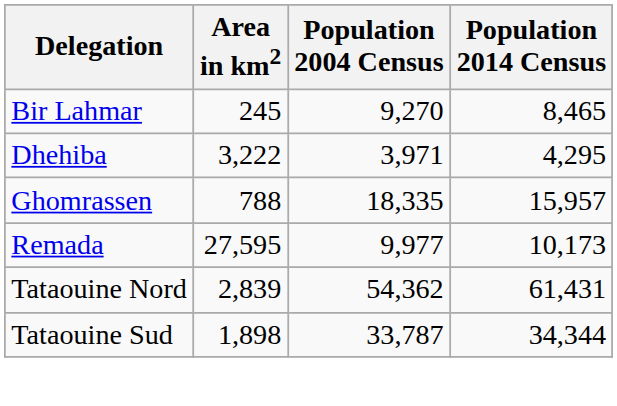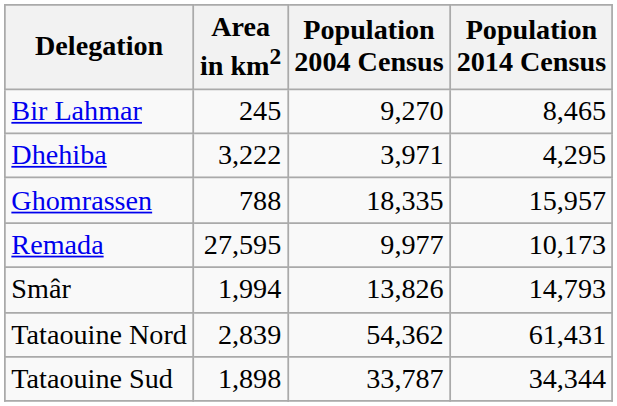+ row: (41, 289)
